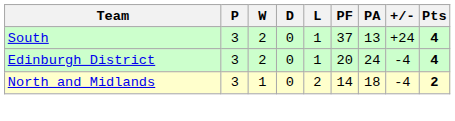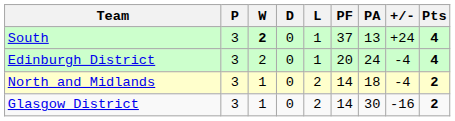(262, 38) normal -> (262, 38) bold
+ row: (73, 105)
